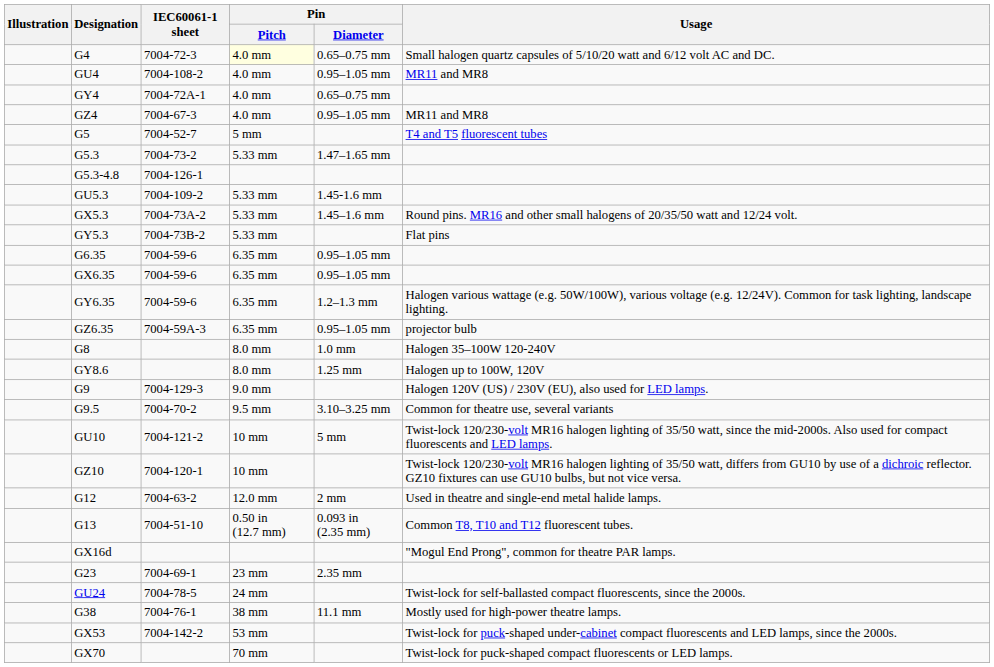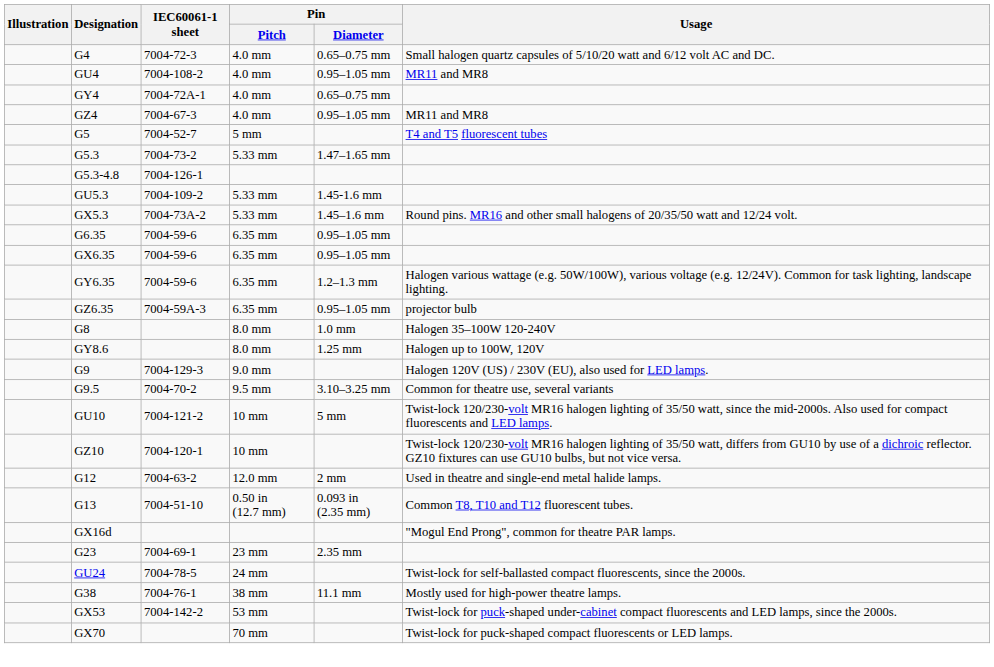(252, 54) lightyellow background -> (252, 54) no background
- row: (91, 235)
